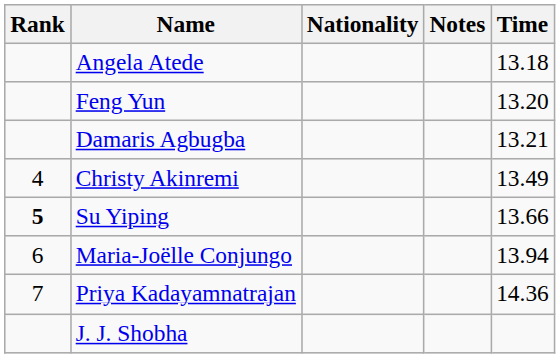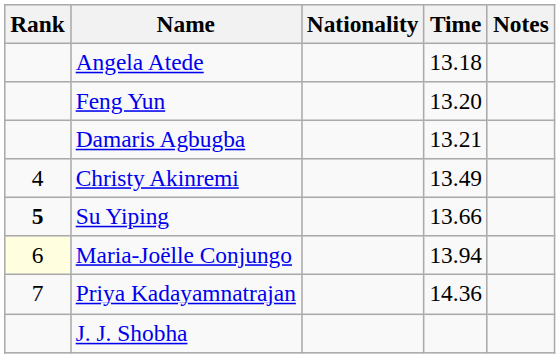columns swapped: (522, 23) <-> (457, 23)
(38, 255) no background -> (38, 255) lightyellow background
